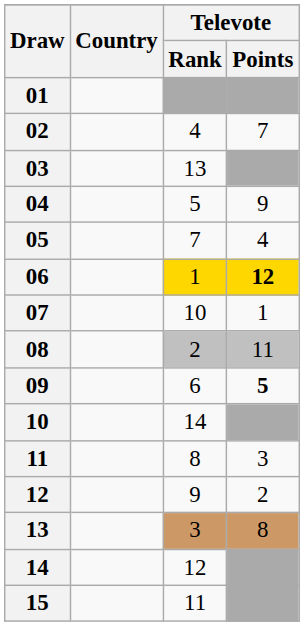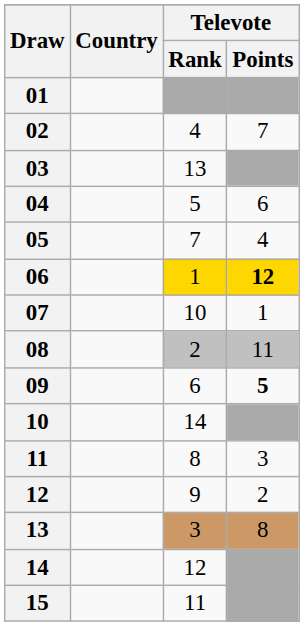(263, 204) 9 -> (263, 204) 6
